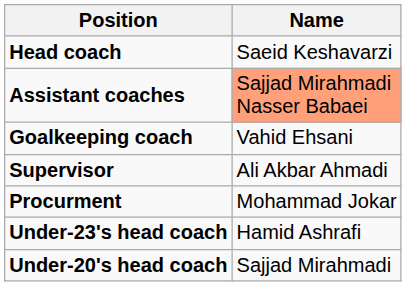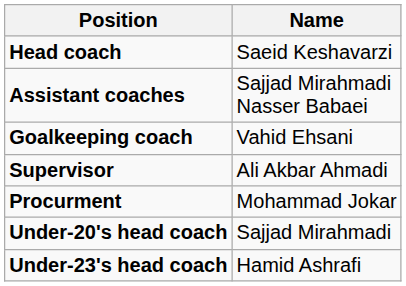(314, 95) lightsalmon background -> (314, 95) no background
rows swapped: (118, 233) <-> (118, 264)
